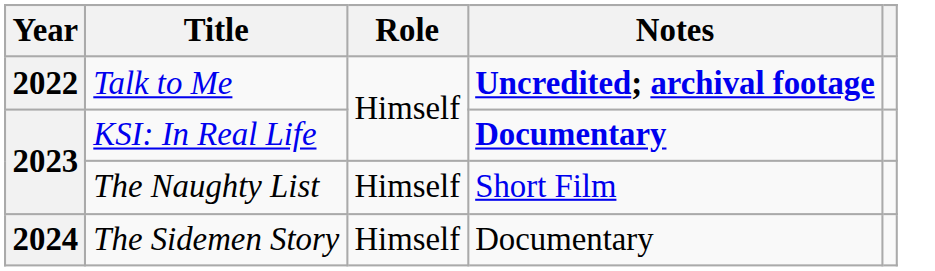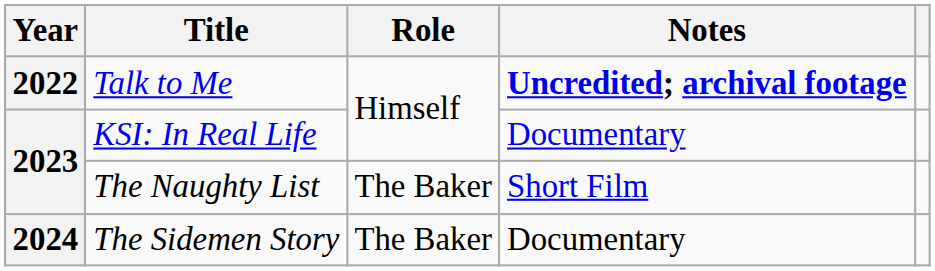(571, 134) bold -> (596, 134) normal
(407, 186) Himself -> (423, 186) The Baker
(407, 238) Himself -> (423, 238) The Baker
